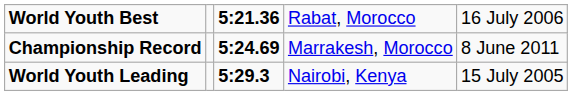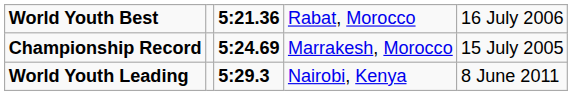(510, 47) 8 June 2011 -> (512, 47) 15 July 2005
(512, 76) 15 July 2005 -> (510, 76) 8 June 2011
